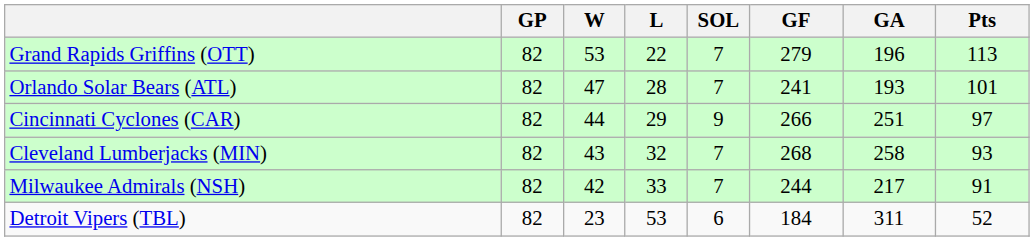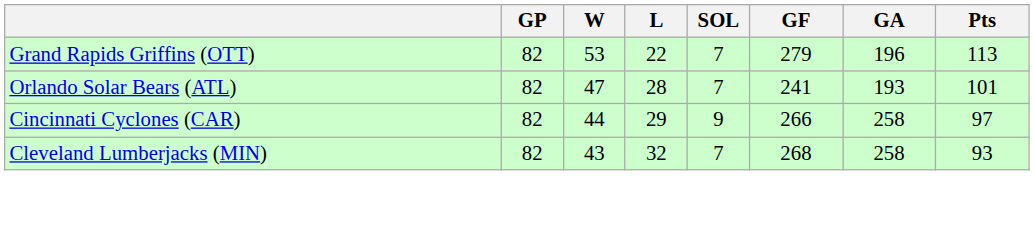(889, 119) 251 -> (889, 119) 258
- row: (127, 185)
- row: (98, 218)
